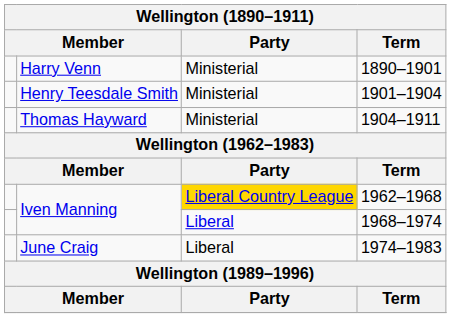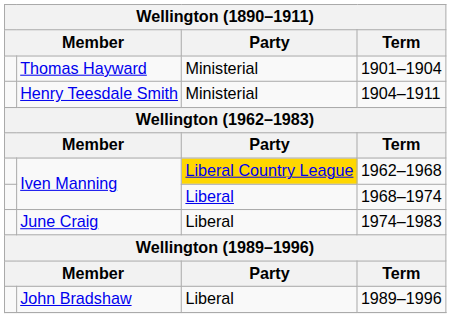- row: (401, 68)
(99, 94) Henry Teesdale Smith -> (83, 68) Thomas Hayward
(83, 119) Thomas Hayward -> (99, 94) Henry Teesdale Smith
+ row: (401, 299)
